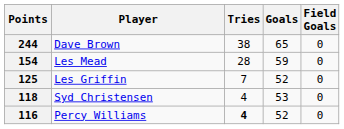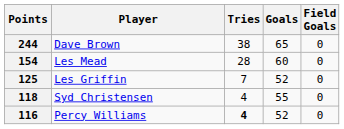(282, 62) 59 -> (282, 62) 60
(282, 97) 53 -> (282, 97) 55
